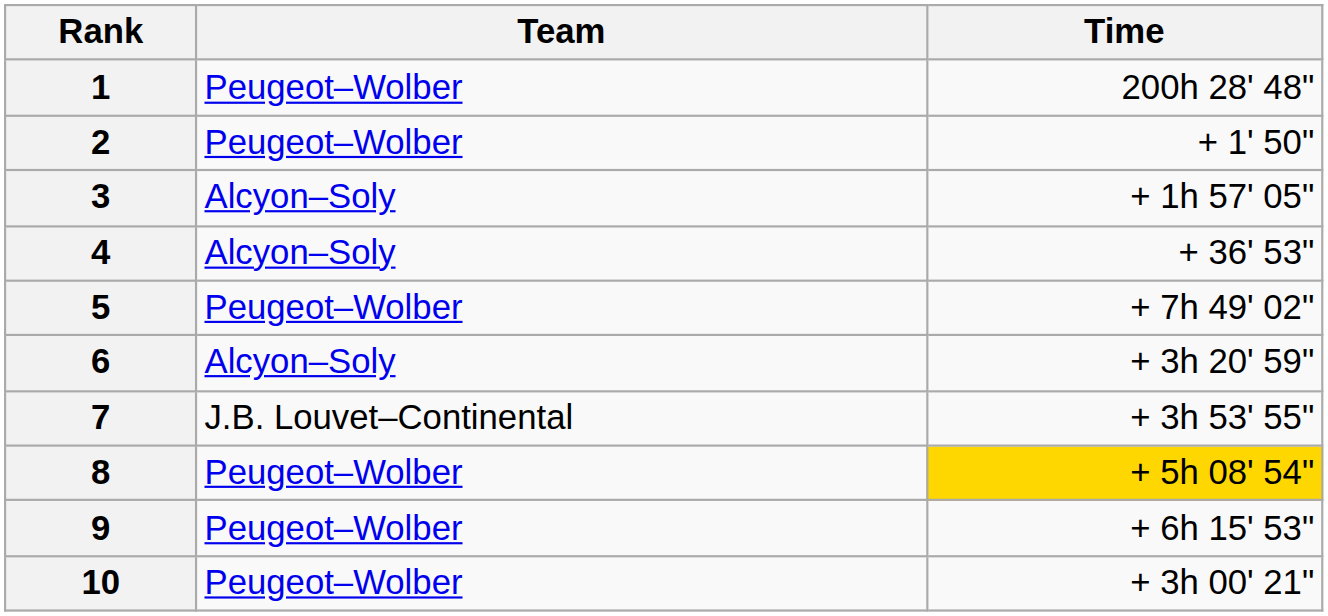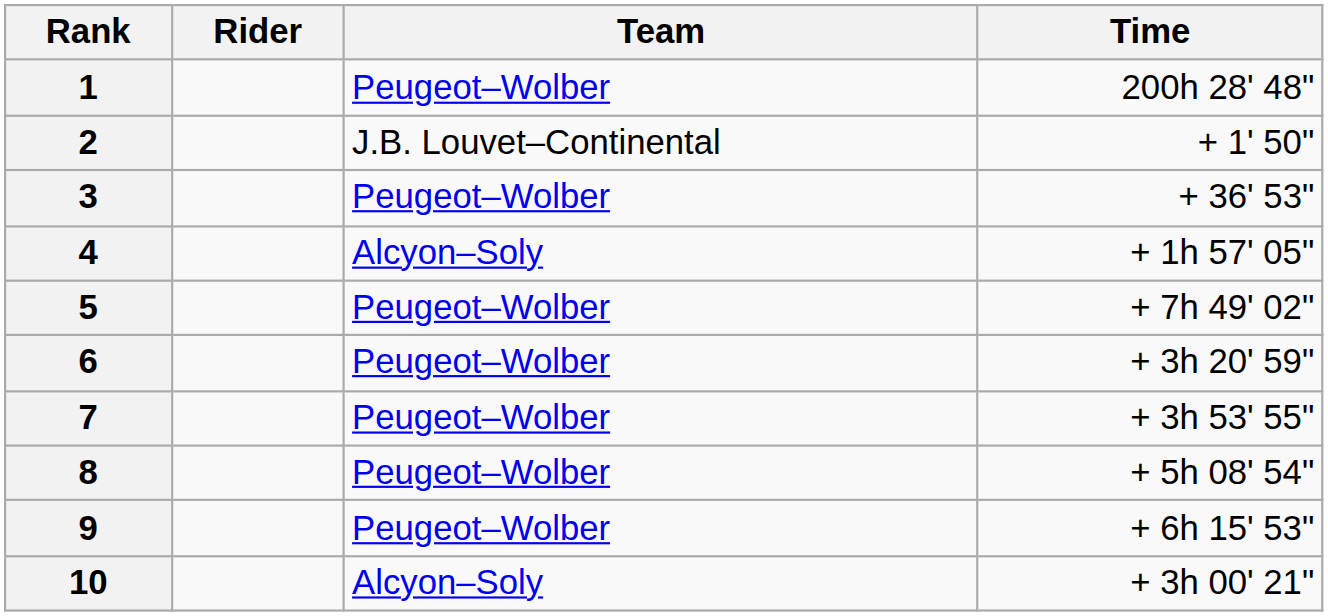+ column: (258, 32)
(334, 142) Peugeot–Wolber -> (536, 142) J.B. Louvet–Continental
(300, 197) Alcyon–Soly -> (481, 197) Peugeot–Wolber
(1222, 197) + 1h 57' 05" -> (1246, 197) + 36' 53"
(1246, 252) + 36' 53" -> (1222, 252) + 1h 57' 05"
(300, 362) Alcyon–Soly -> (481, 362) Peugeot–Wolber
(389, 417) J.B. Louvet–Continental -> (481, 417) Peugeot–Wolber
(1222, 472) gold background -> (1222, 472) no background
(334, 582) Peugeot–Wolber -> (448, 582) Alcyon–Soly
